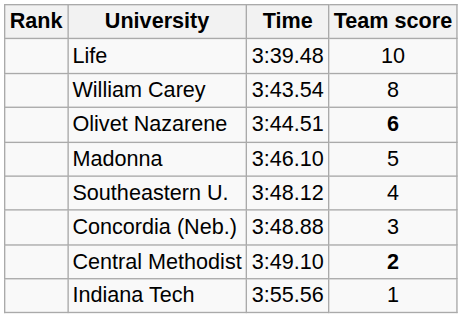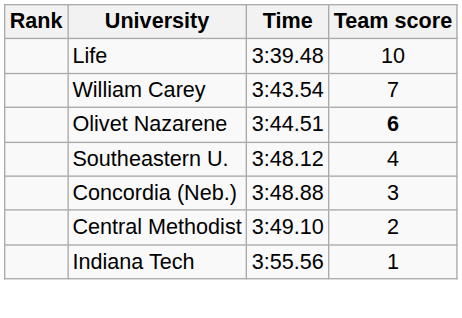(393, 90) 8 -> (393, 90) 7
- row: (117, 158)
(393, 261) bold -> (393, 227) normal
